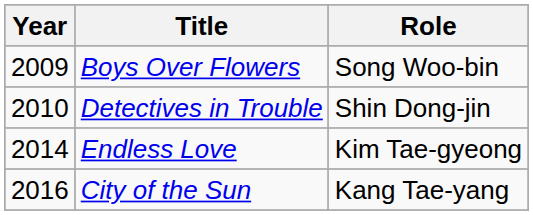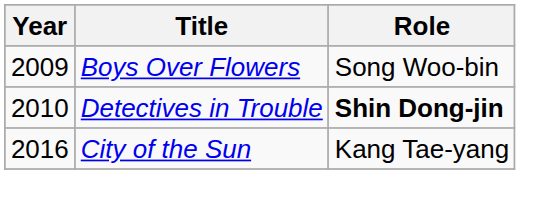(413, 108) normal -> (419, 108) bold
- row: (159, 149)
